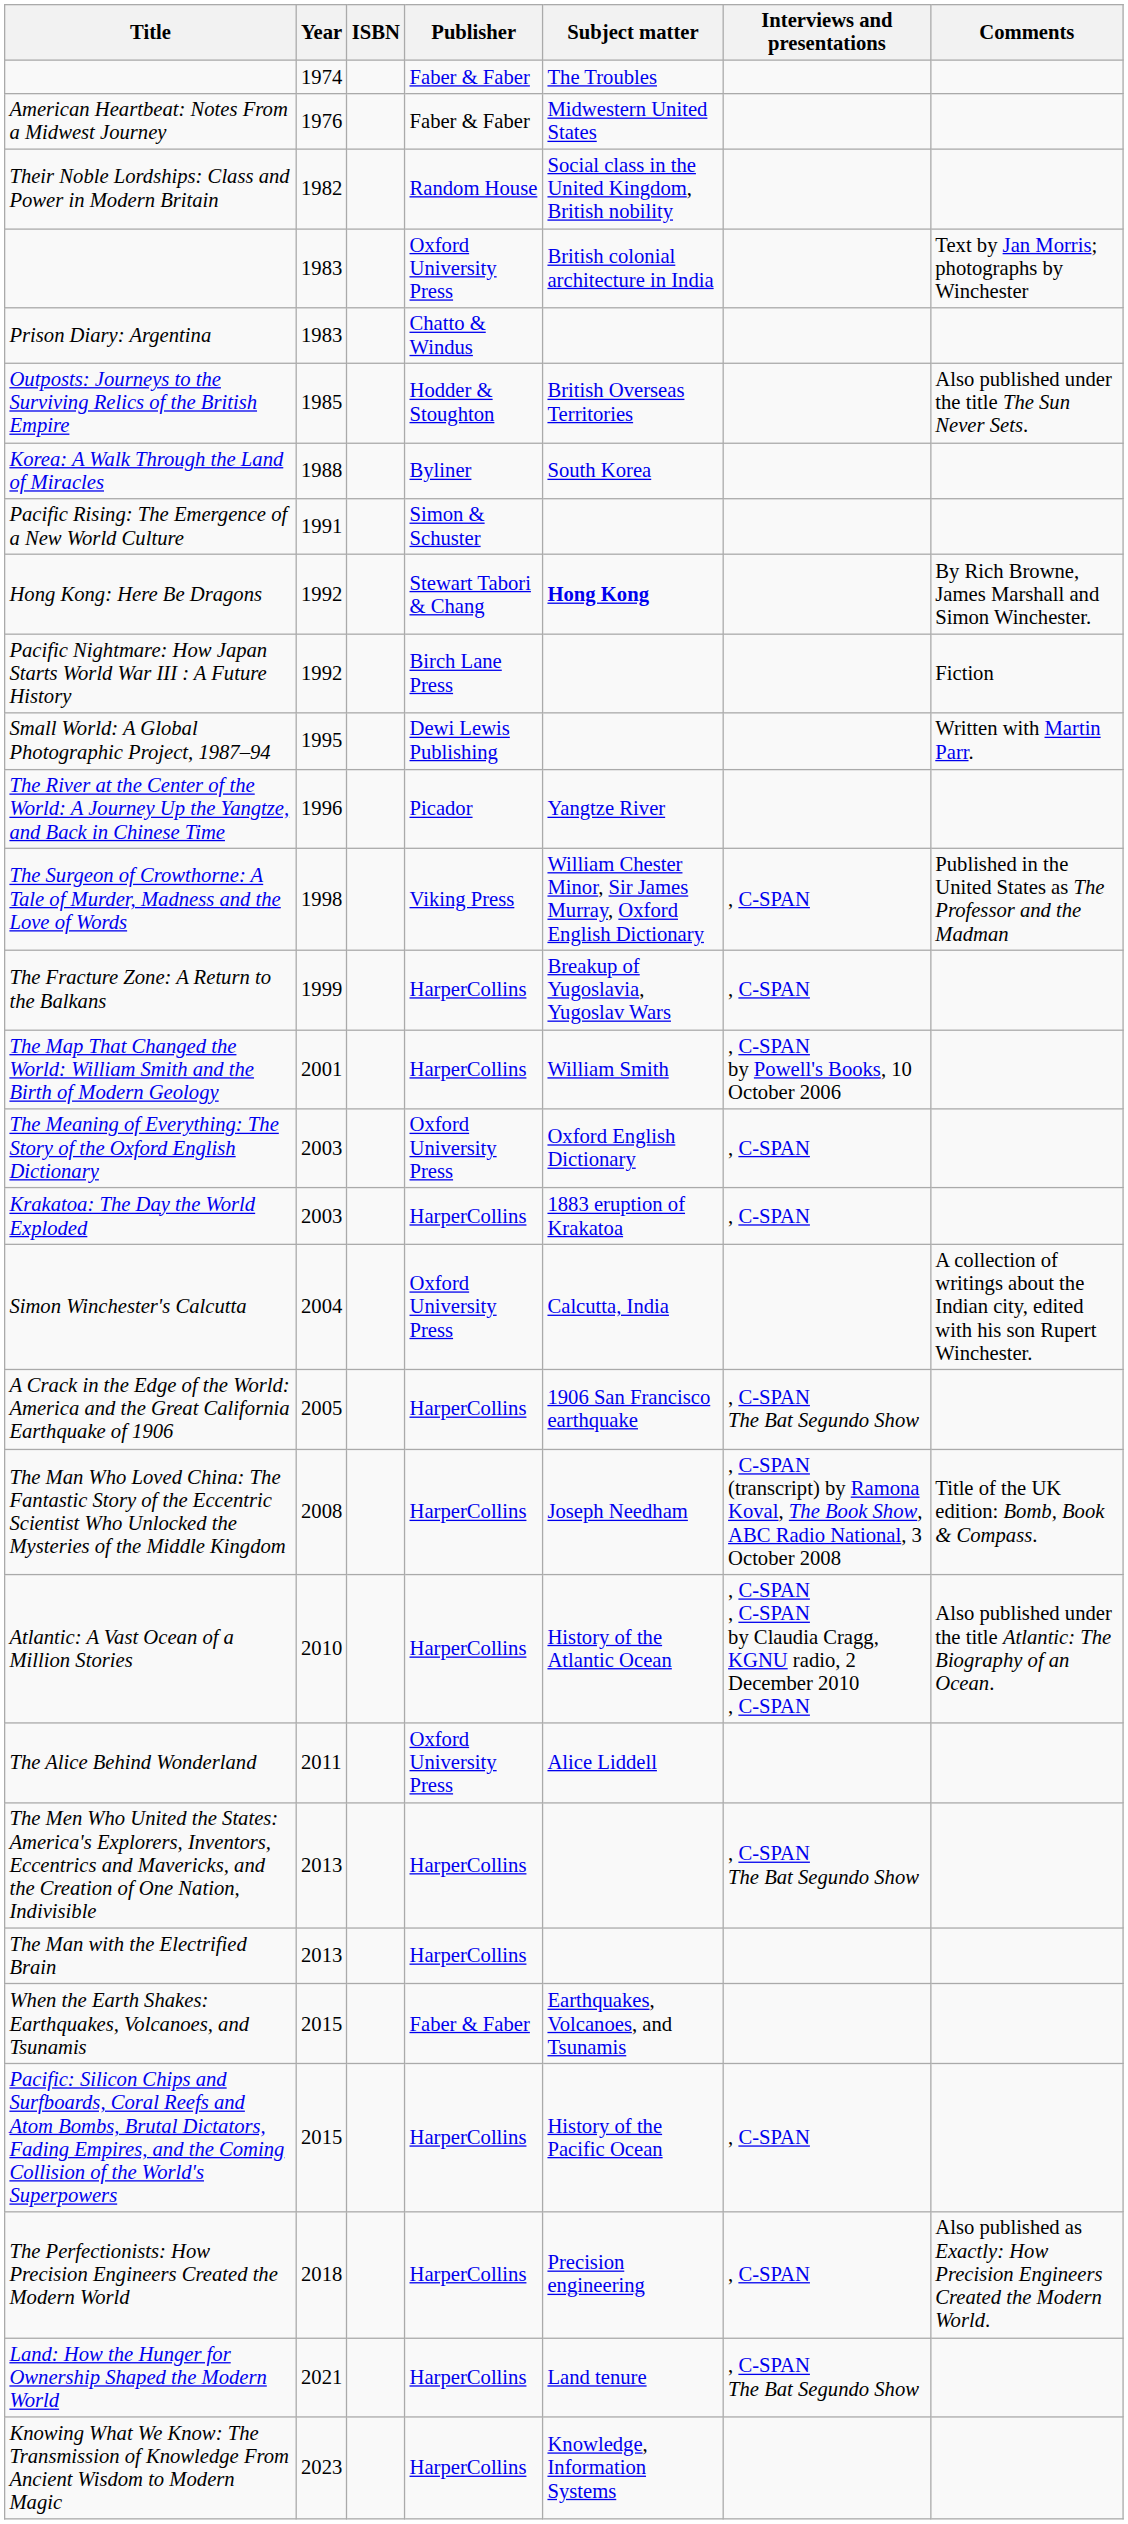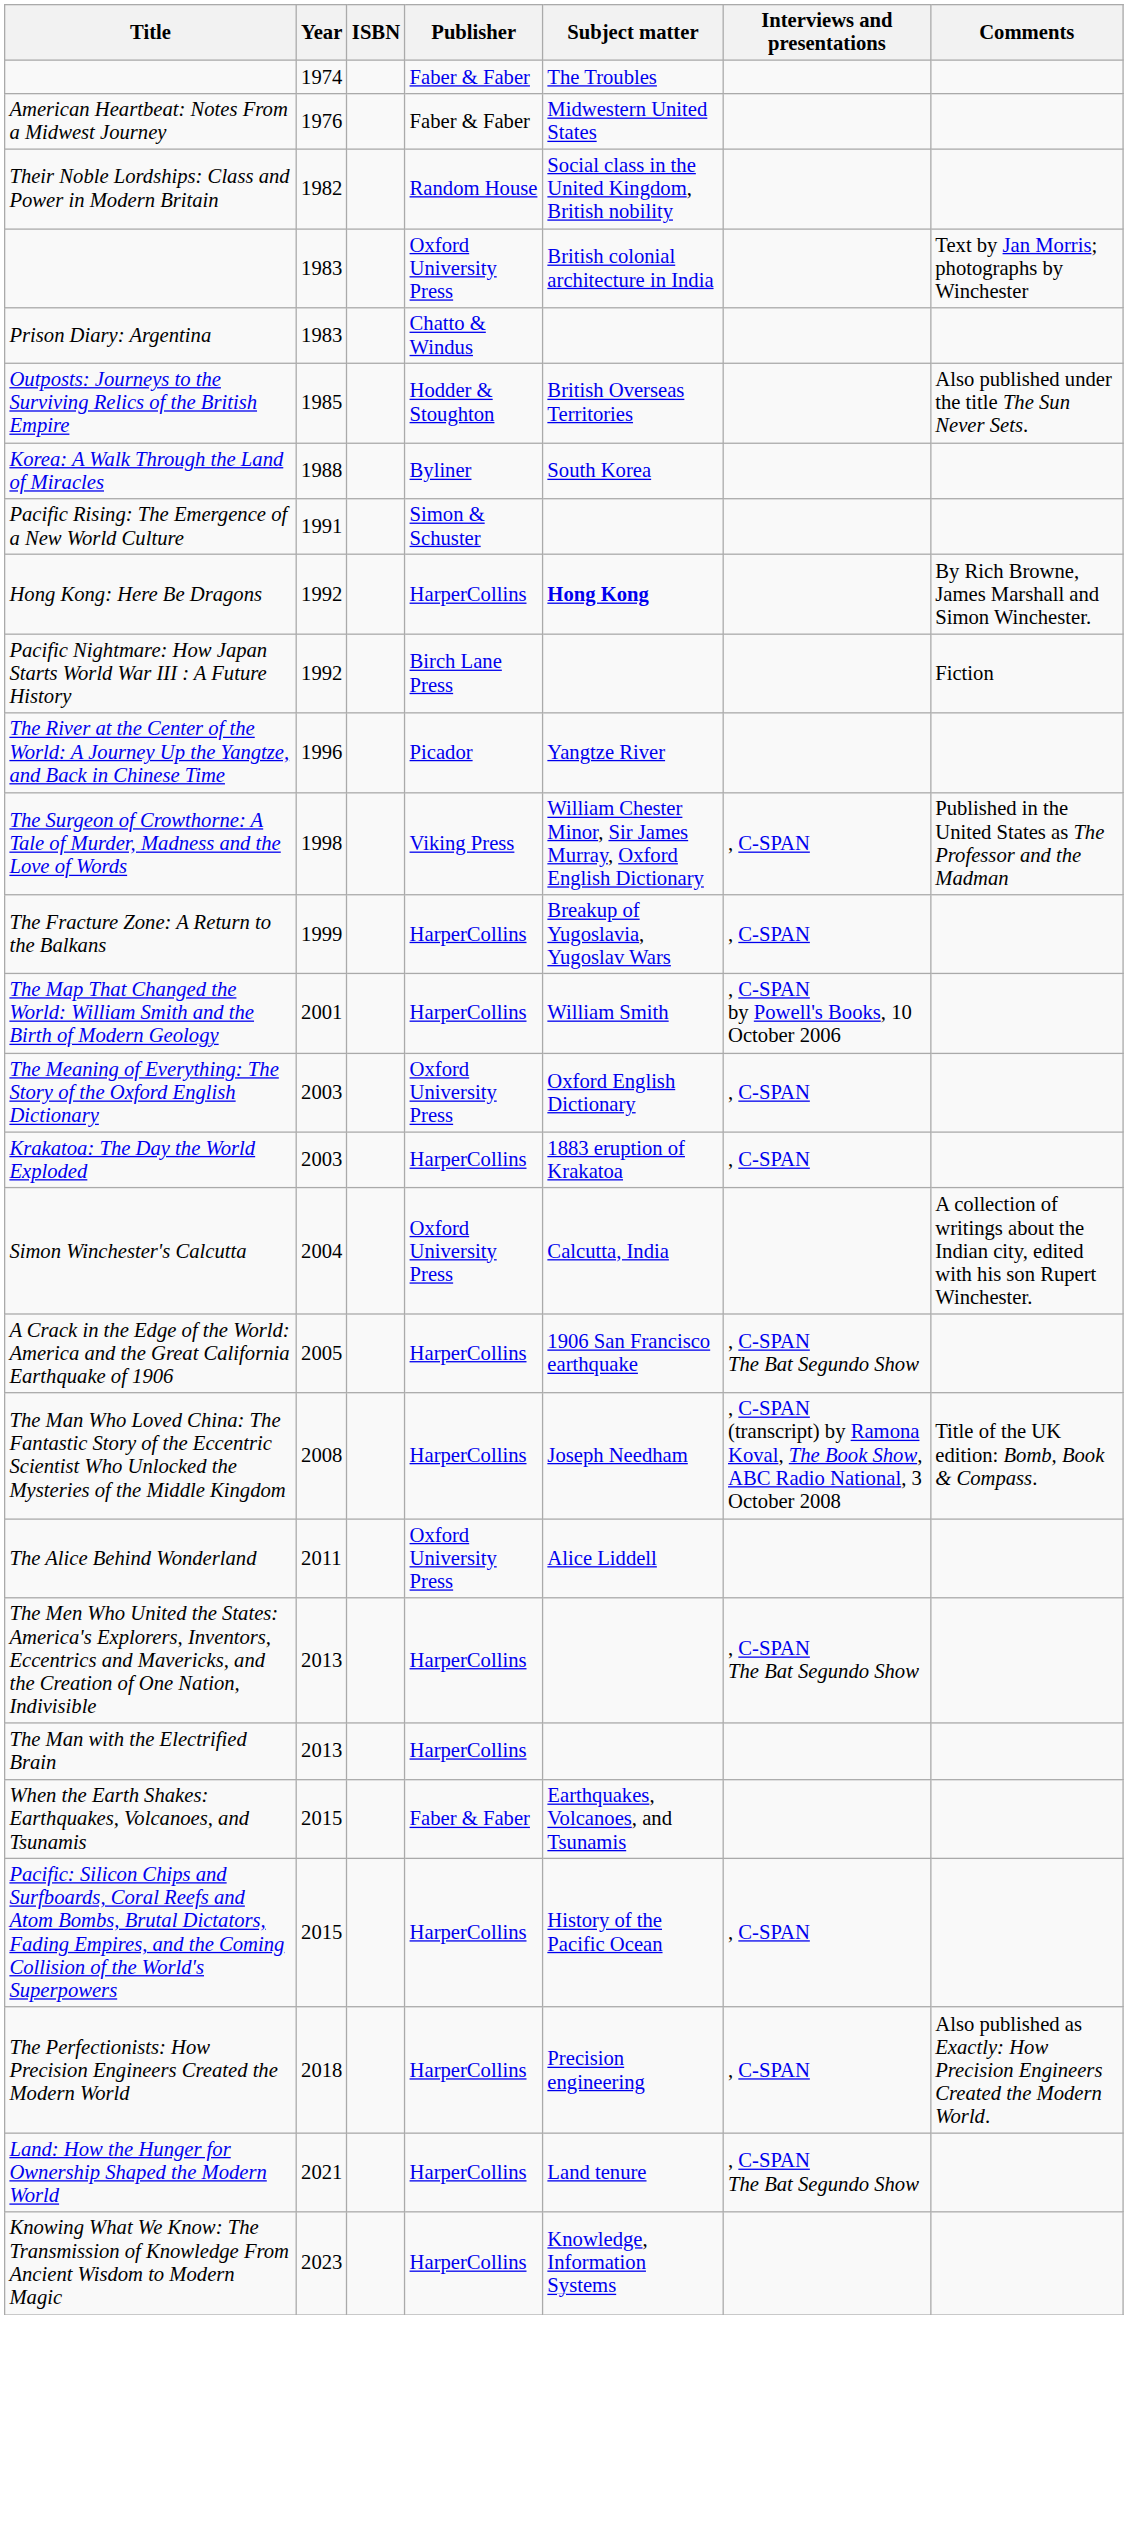(470, 594) Stewart Tabori & Chang -> (468, 594) HarperCollins
- row: (140, 740)
- row: (122, 1648)
